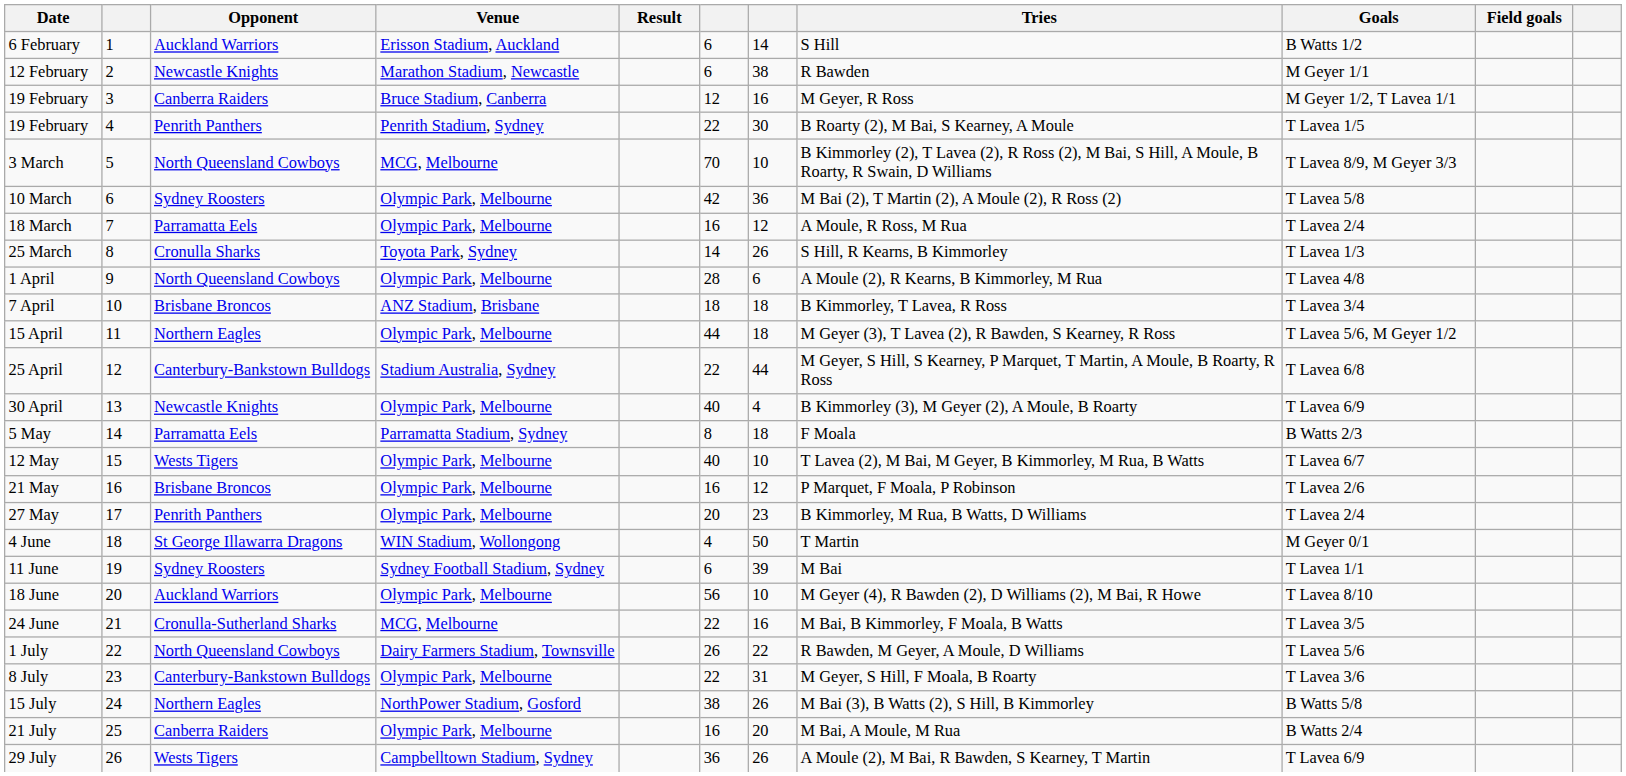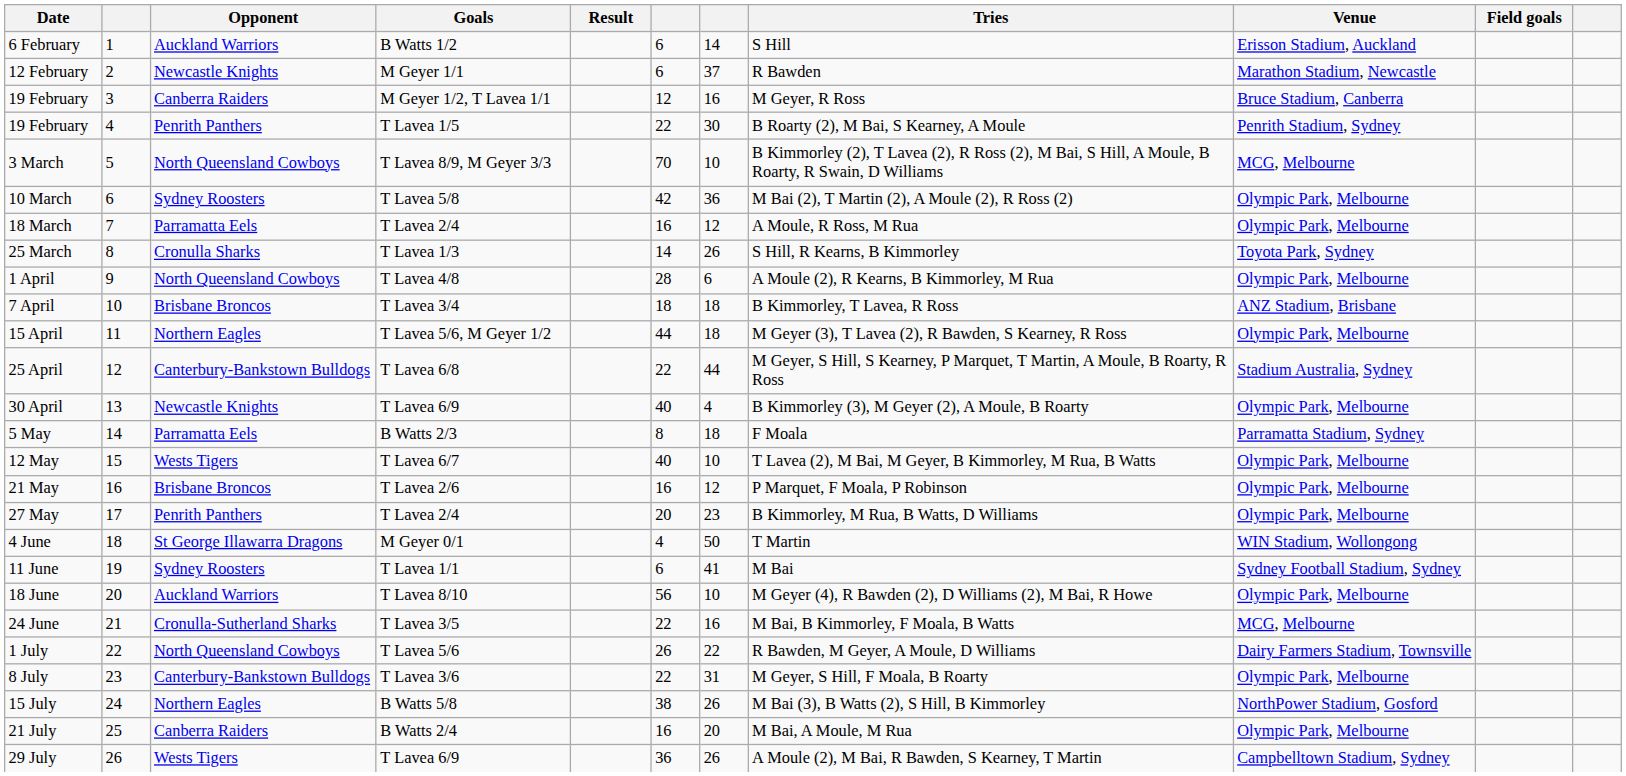columns swapped: (498, 17) <-> (1379, 17)
(760, 71) 38 -> (712, 71) 37
(760, 569) 39 -> (712, 569) 41
